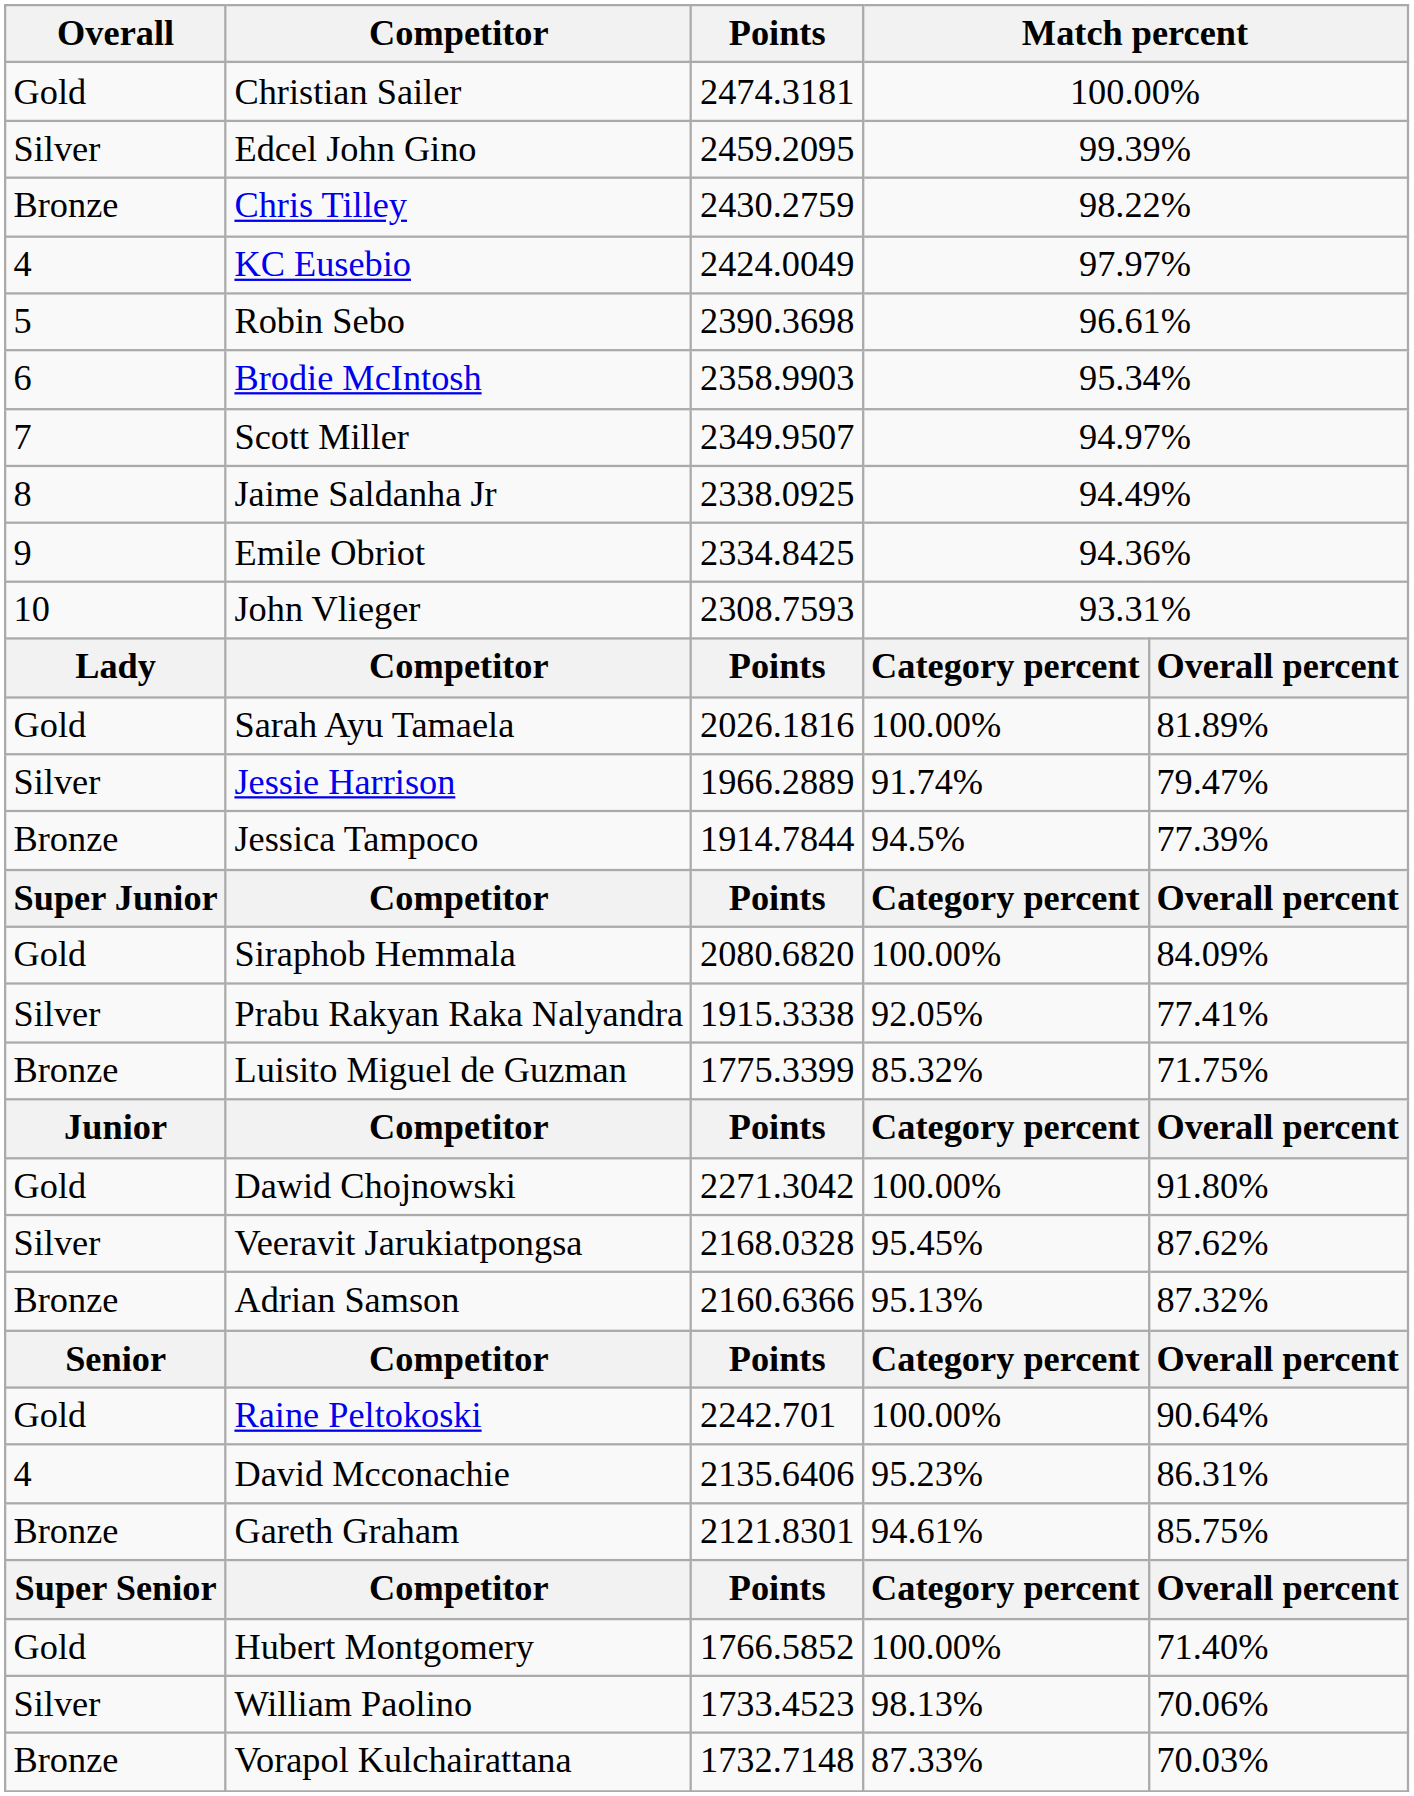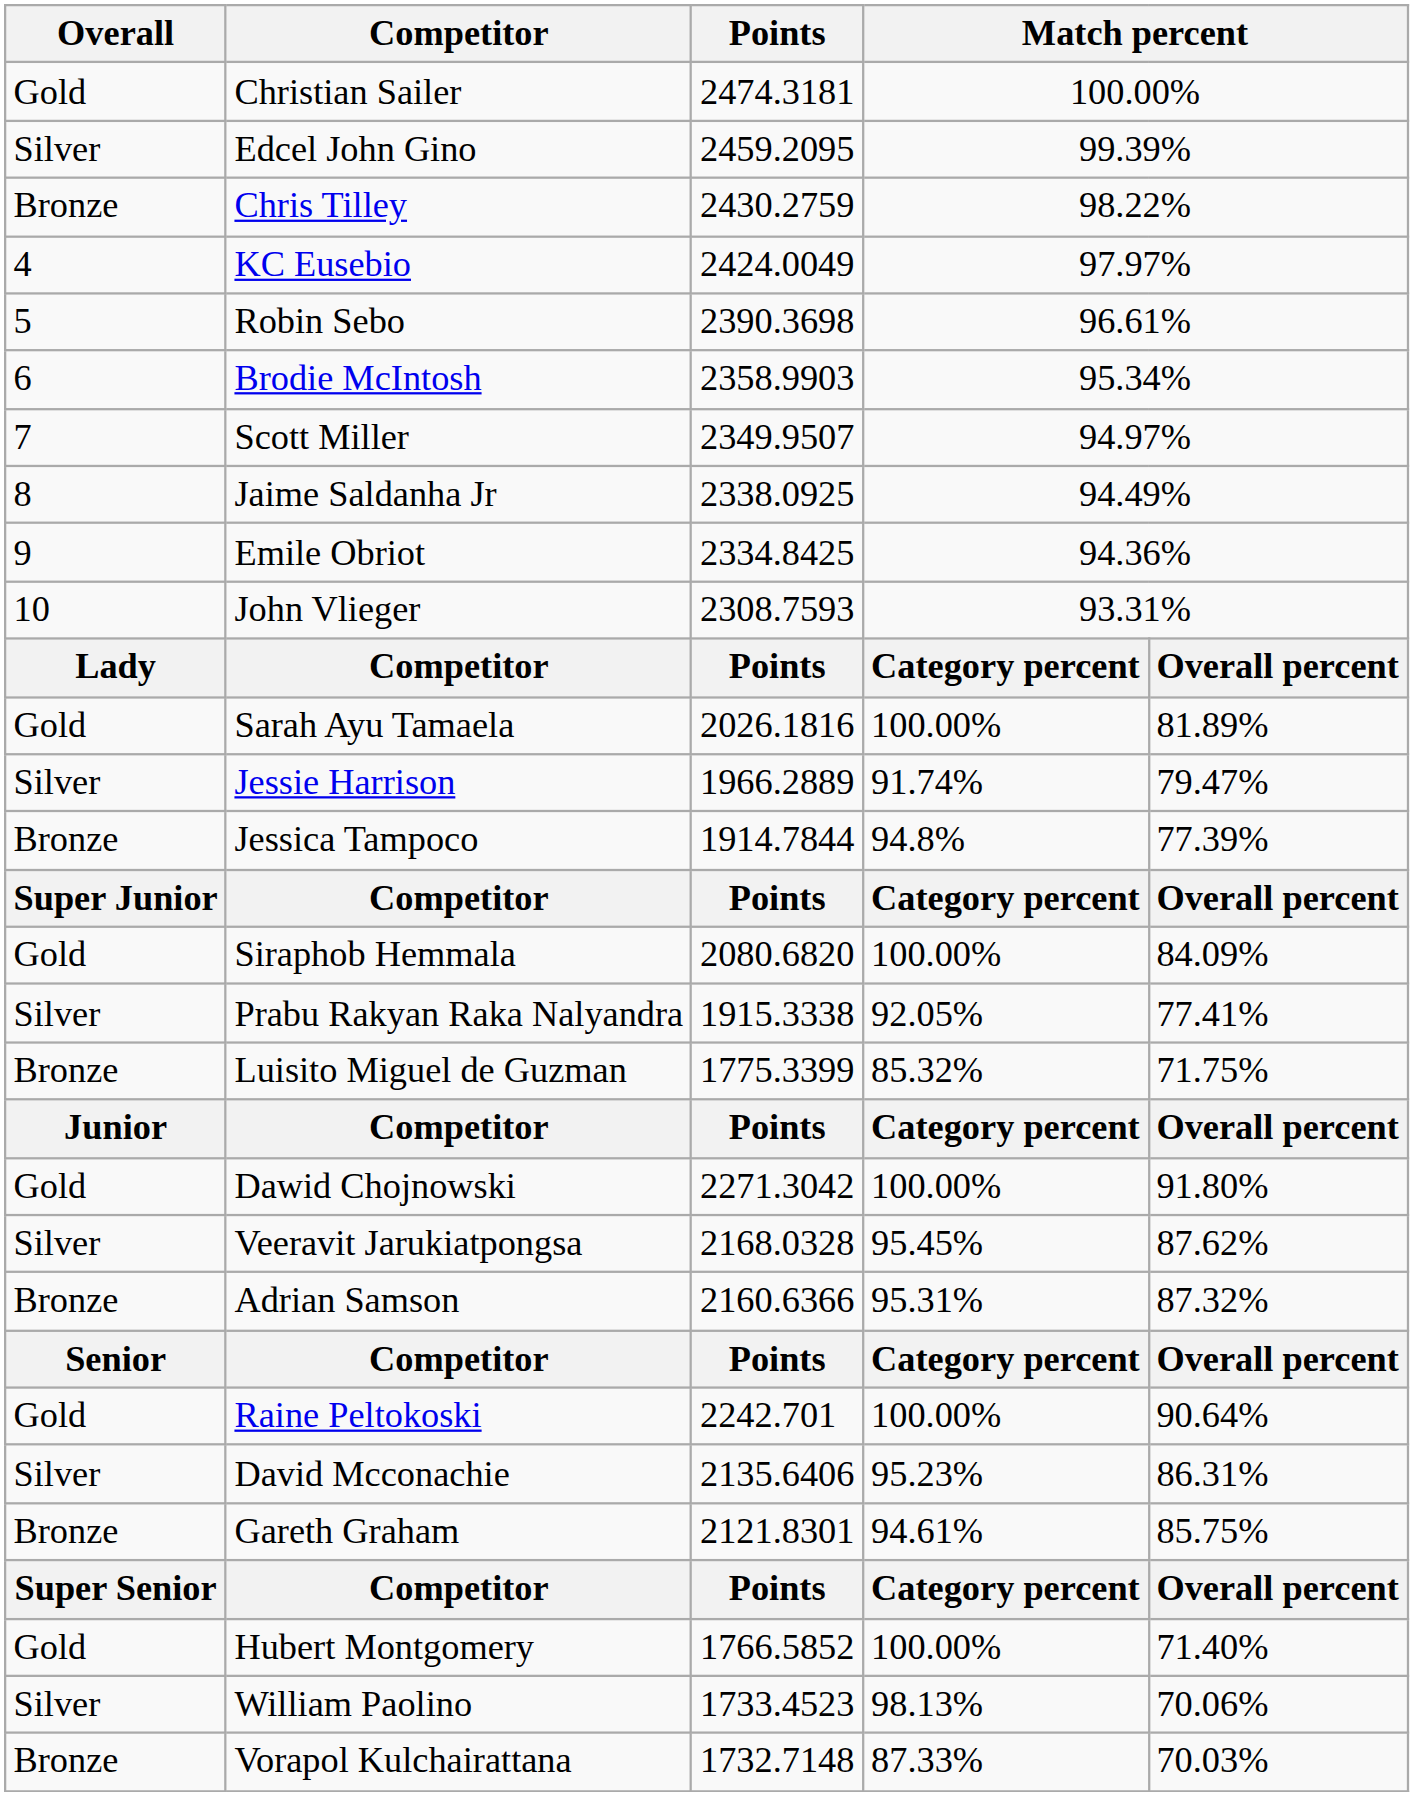(918, 839) 94.5% -> (918, 839) 94.8%
(927, 1300) 95.13% -> (927, 1300) 95.31%
(23, 1473) 4 -> (57, 1473) Silver
